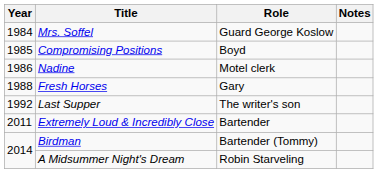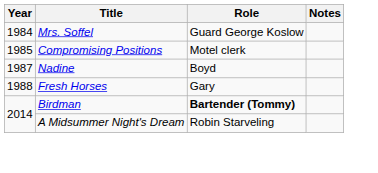(232, 50) Boyd -> (218, 50) Motel clerk
(20, 68) 1986 -> (20, 68) 1987
(247, 68) Motel clerk -> (203, 68) Boyd
- row: (69, 104)
- row: (126, 123)
(269, 141) normal -> (242, 104) bold
